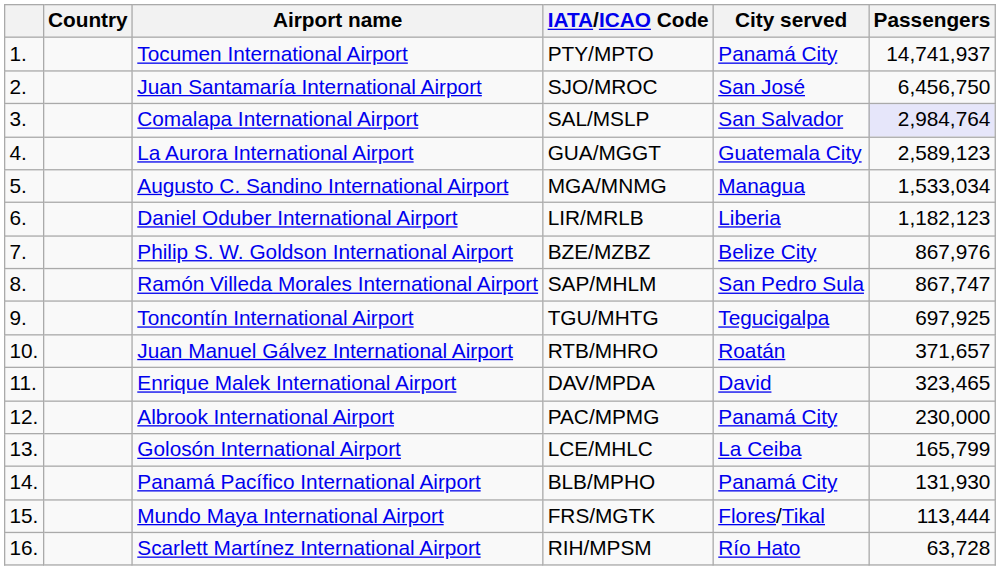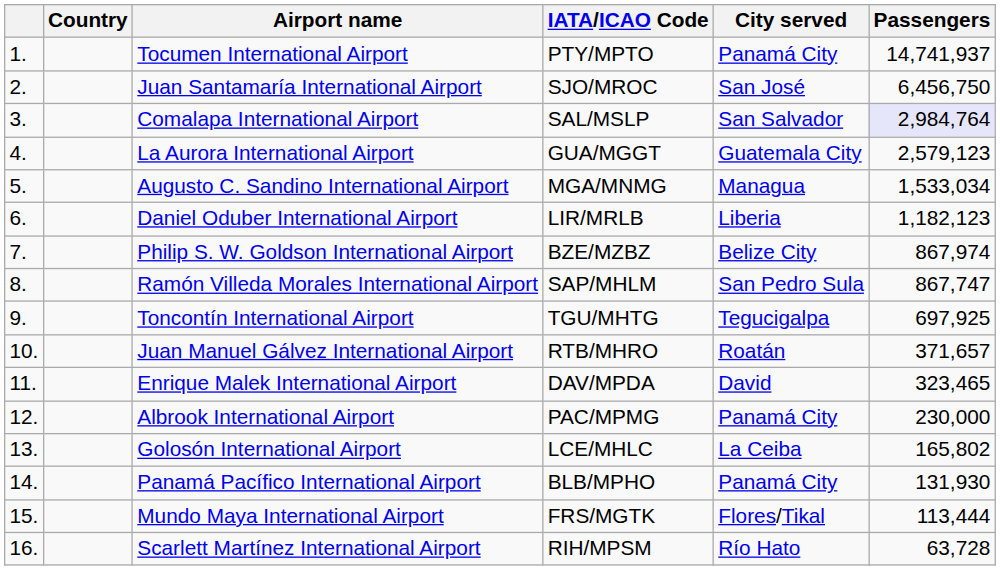(944, 152) 2,589,123 -> (944, 152) 2,579,123
(953, 251) 867,976 -> (953, 251) 867,974
(953, 449) 165,799 -> (953, 449) 165,802
